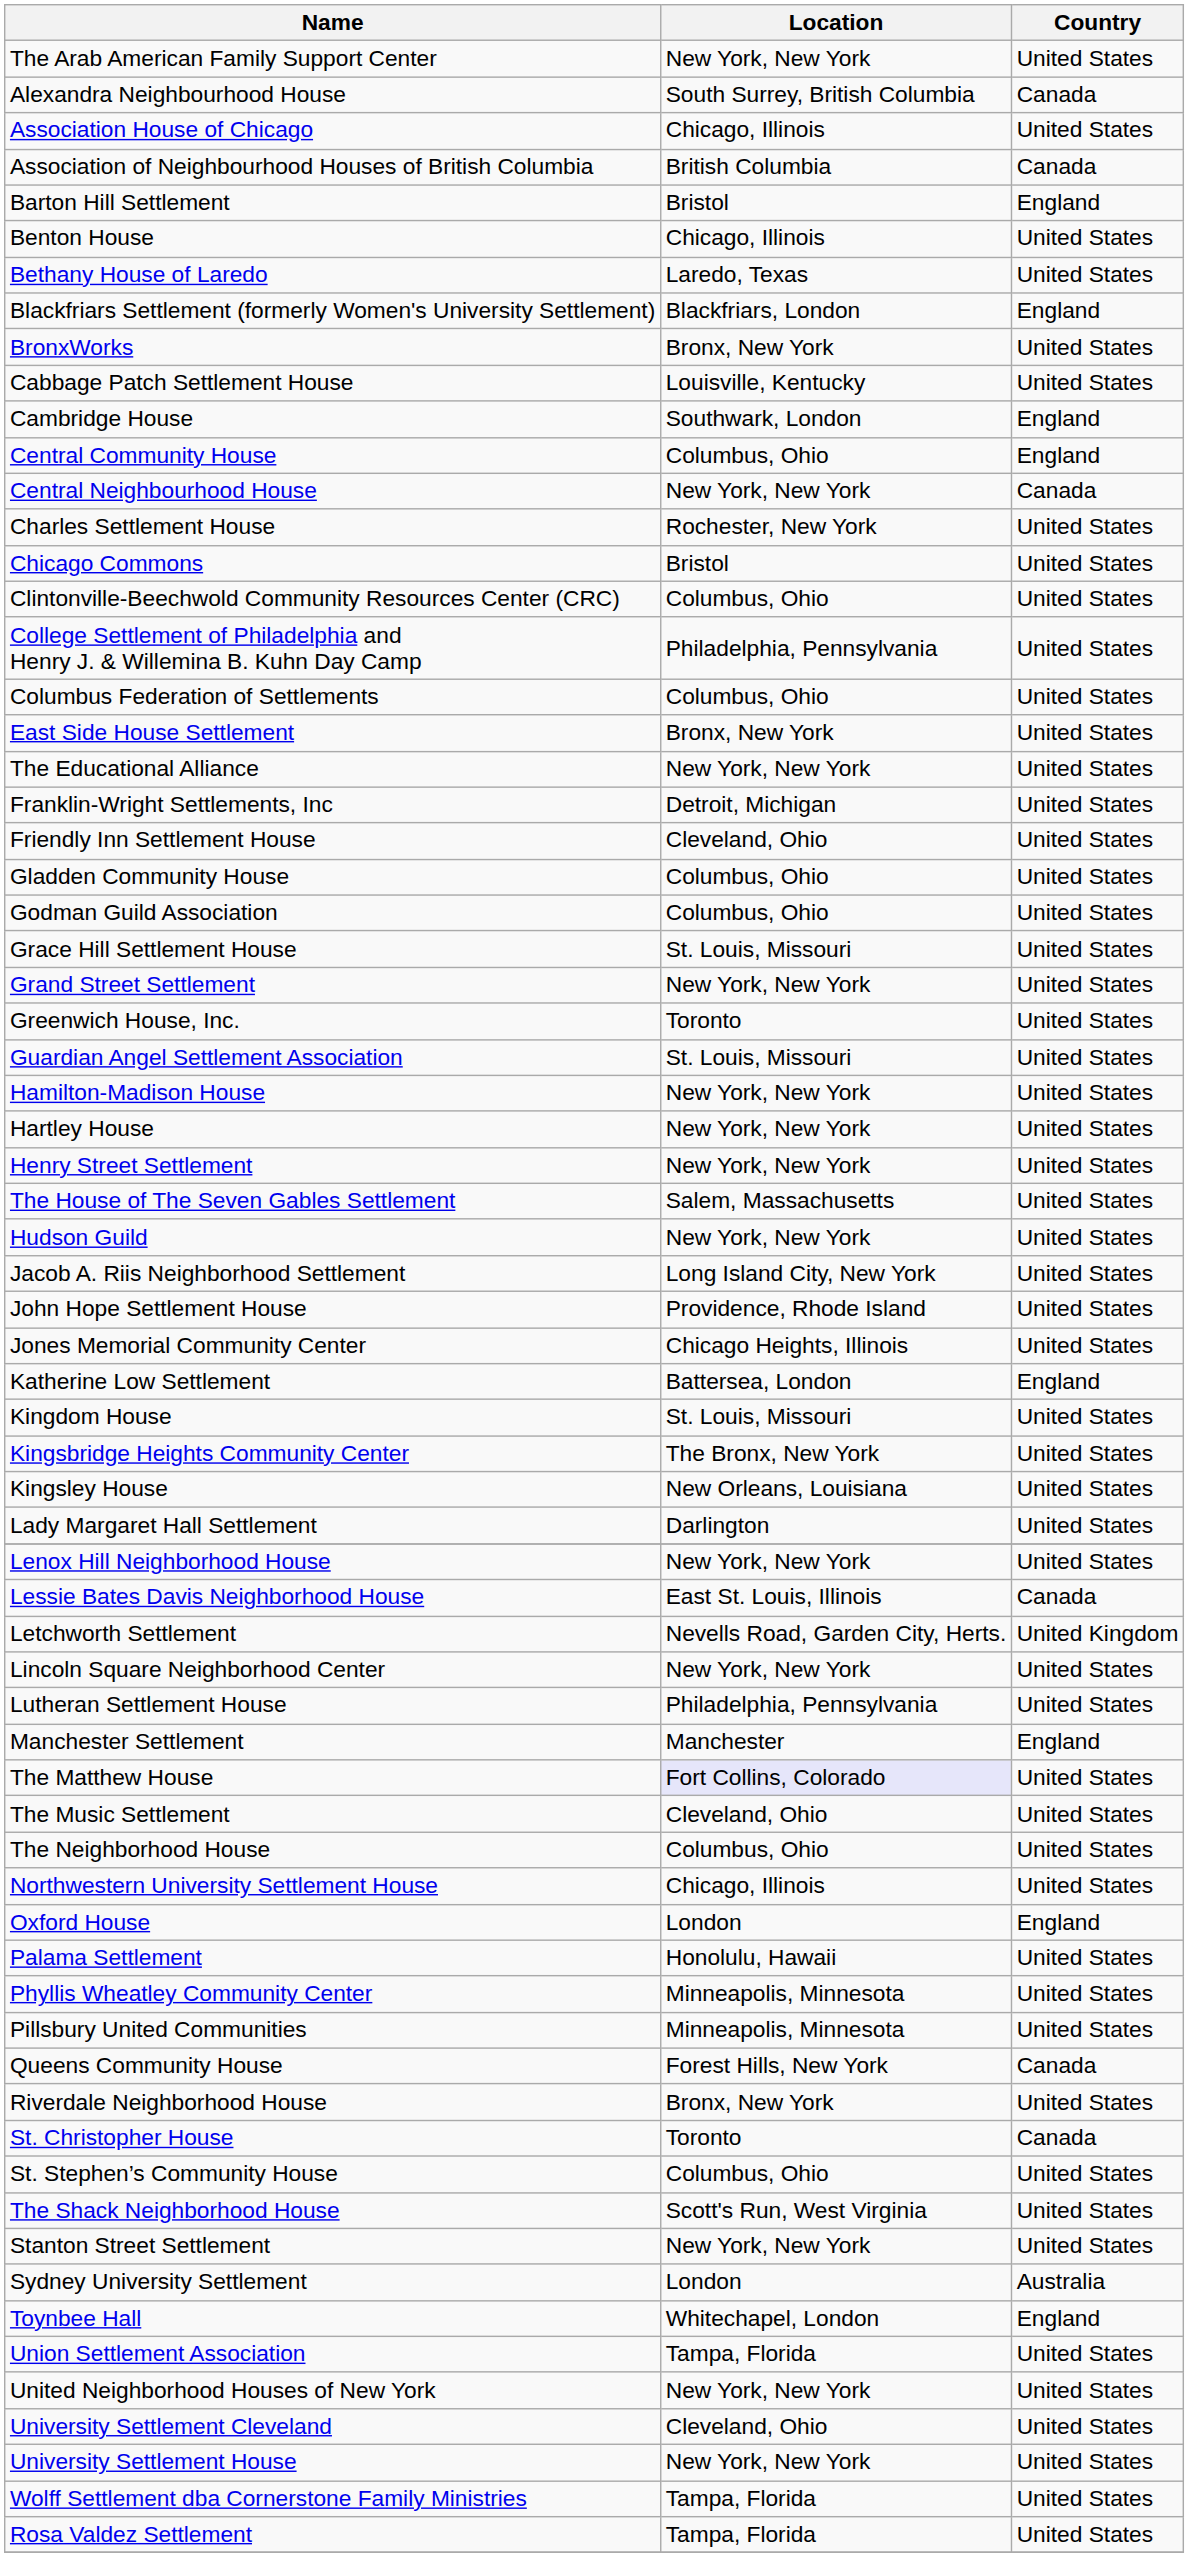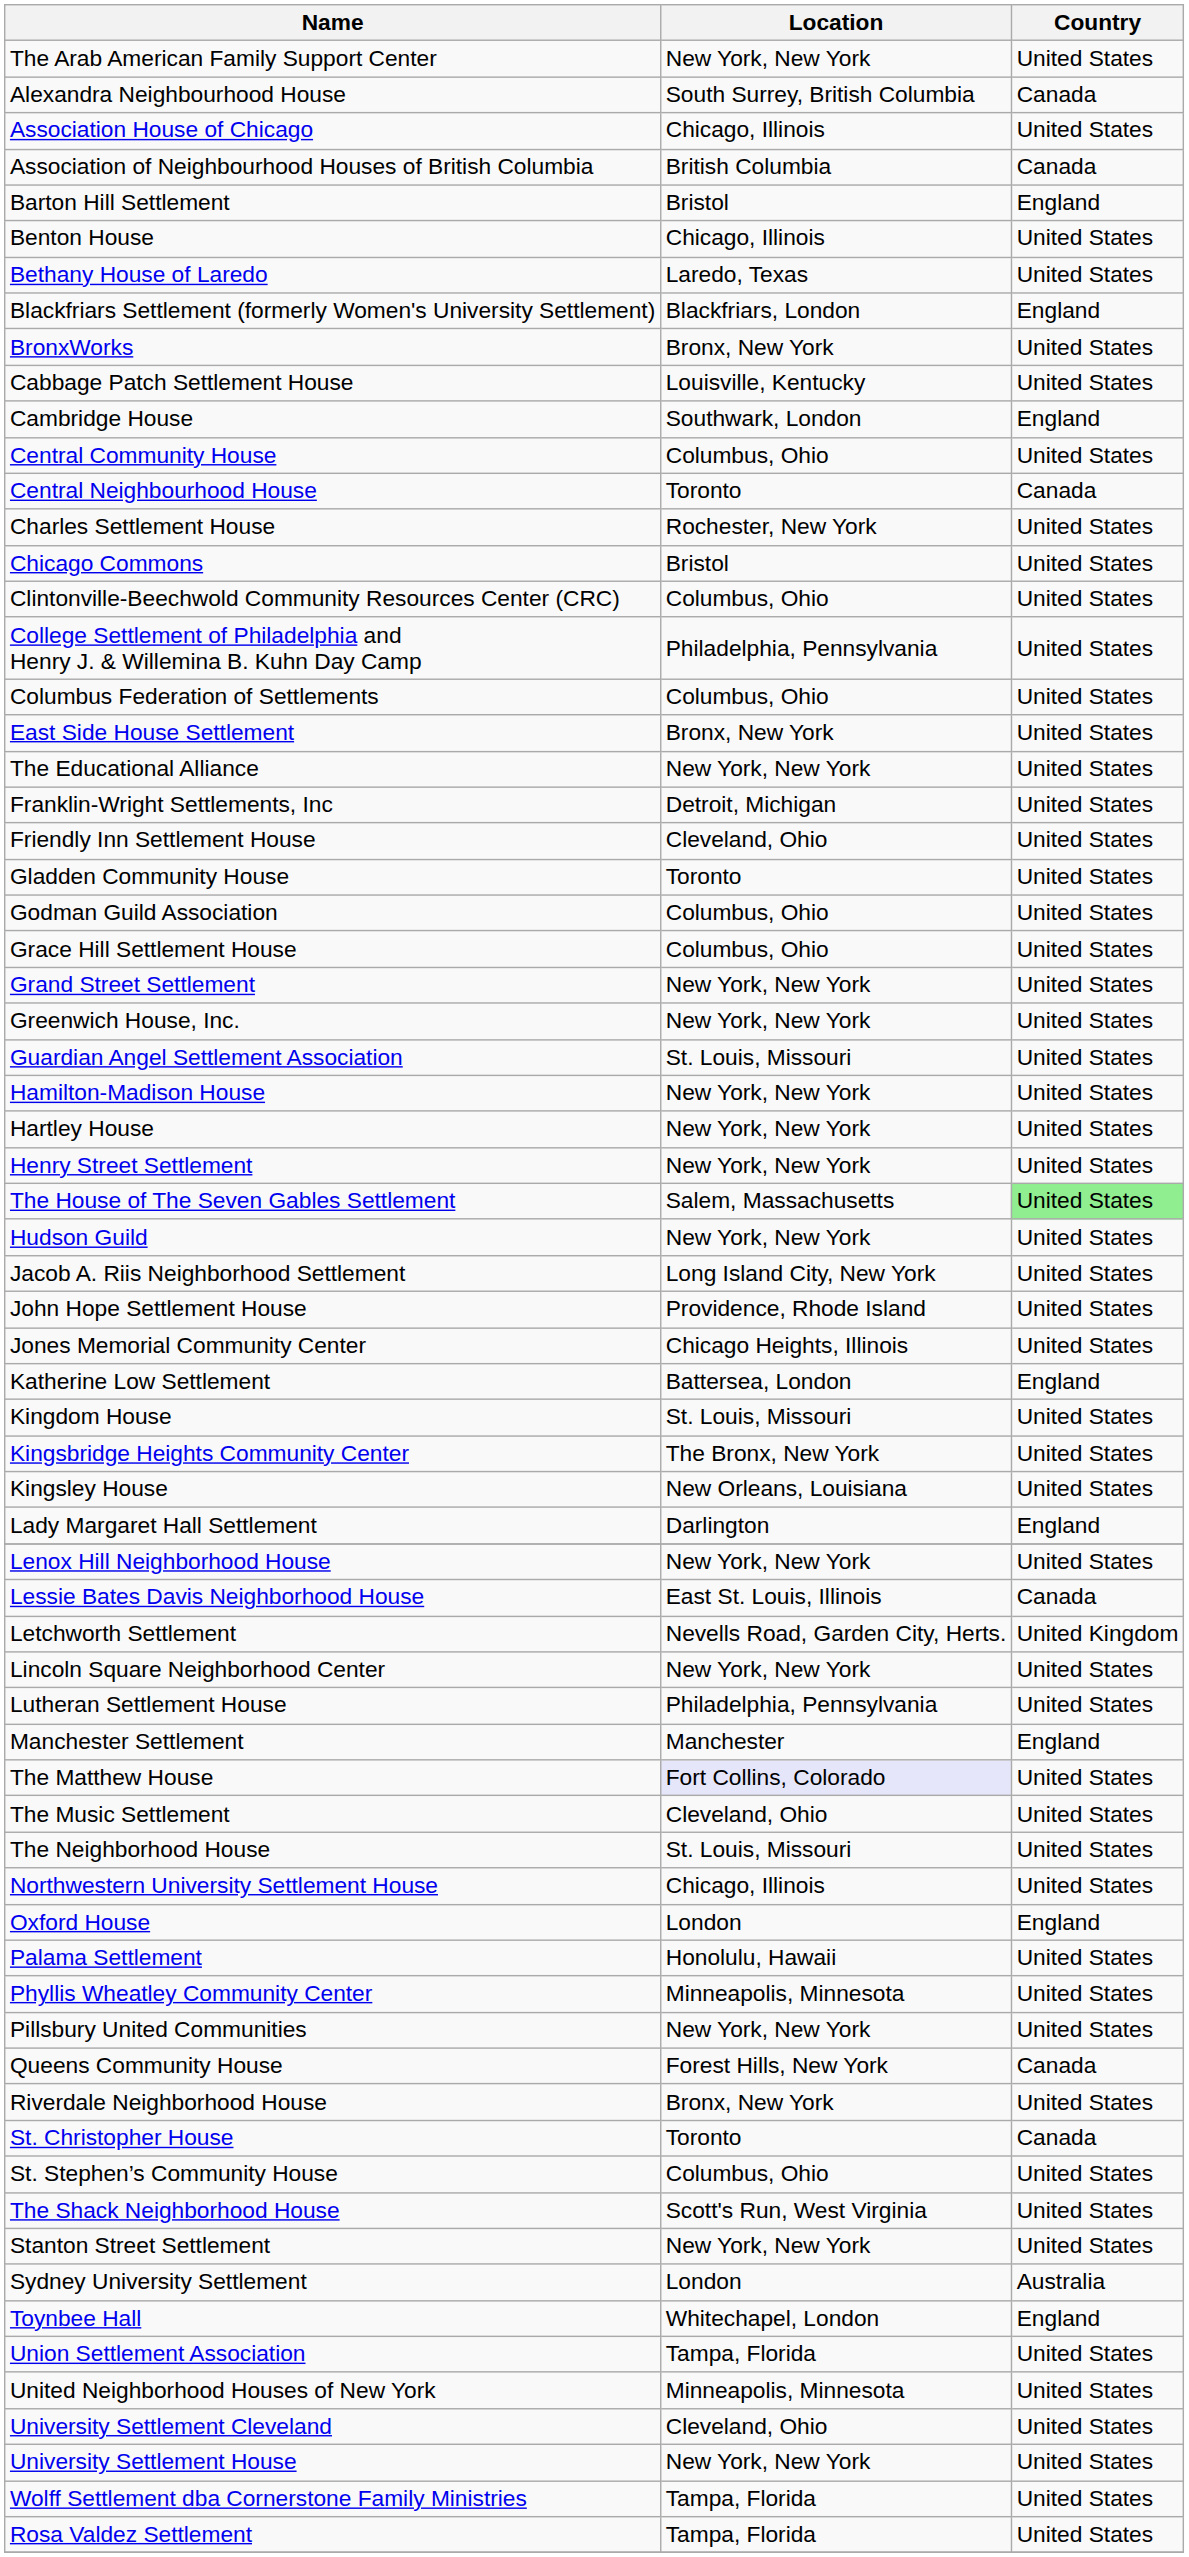(1058, 454) England -> (1085, 454) United States
(768, 490) New York, New York -> (704, 490) Toronto
(747, 876) Columbus, Ohio -> (704, 876) Toronto
(759, 948) St. Louis, Missouri -> (747, 948) Columbus, Ohio
(704, 1020) Toronto -> (768, 1020) New York, New York
(1085, 1201) no background -> (1085, 1201) lightgreen background
(1085, 1525) United States -> (1058, 1525) England
(747, 1849) Columbus, Ohio -> (759, 1849) St. Louis, Missouri
(785, 2029) Minneapolis, Minnesota -> (768, 2029) New York, New York
(768, 2390) New York, New York -> (785, 2390) Minneapolis, Minnesota
